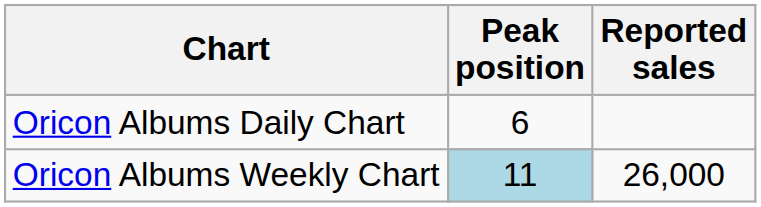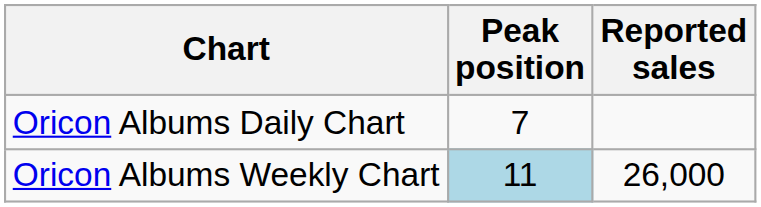(520, 121) 6 -> (520, 121) 7
